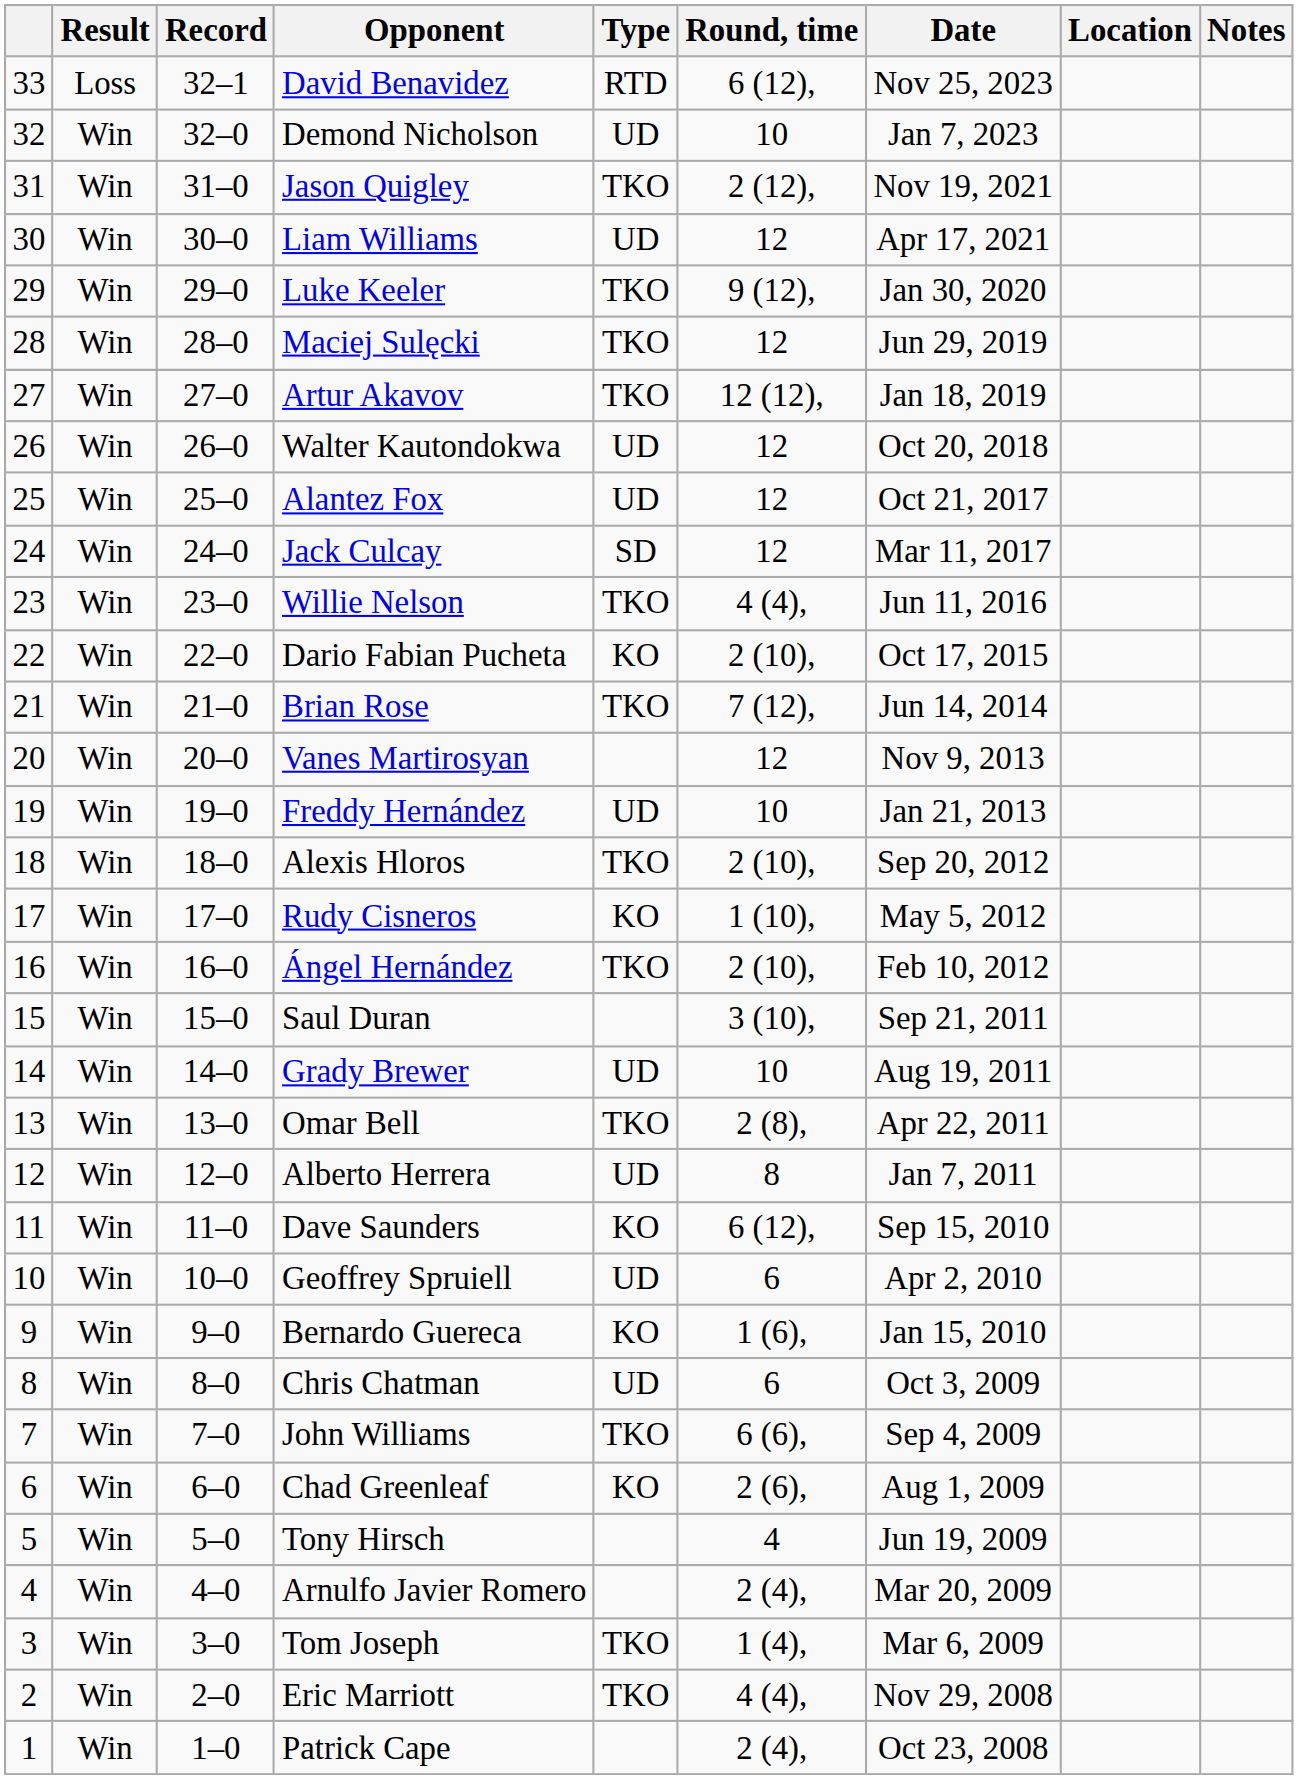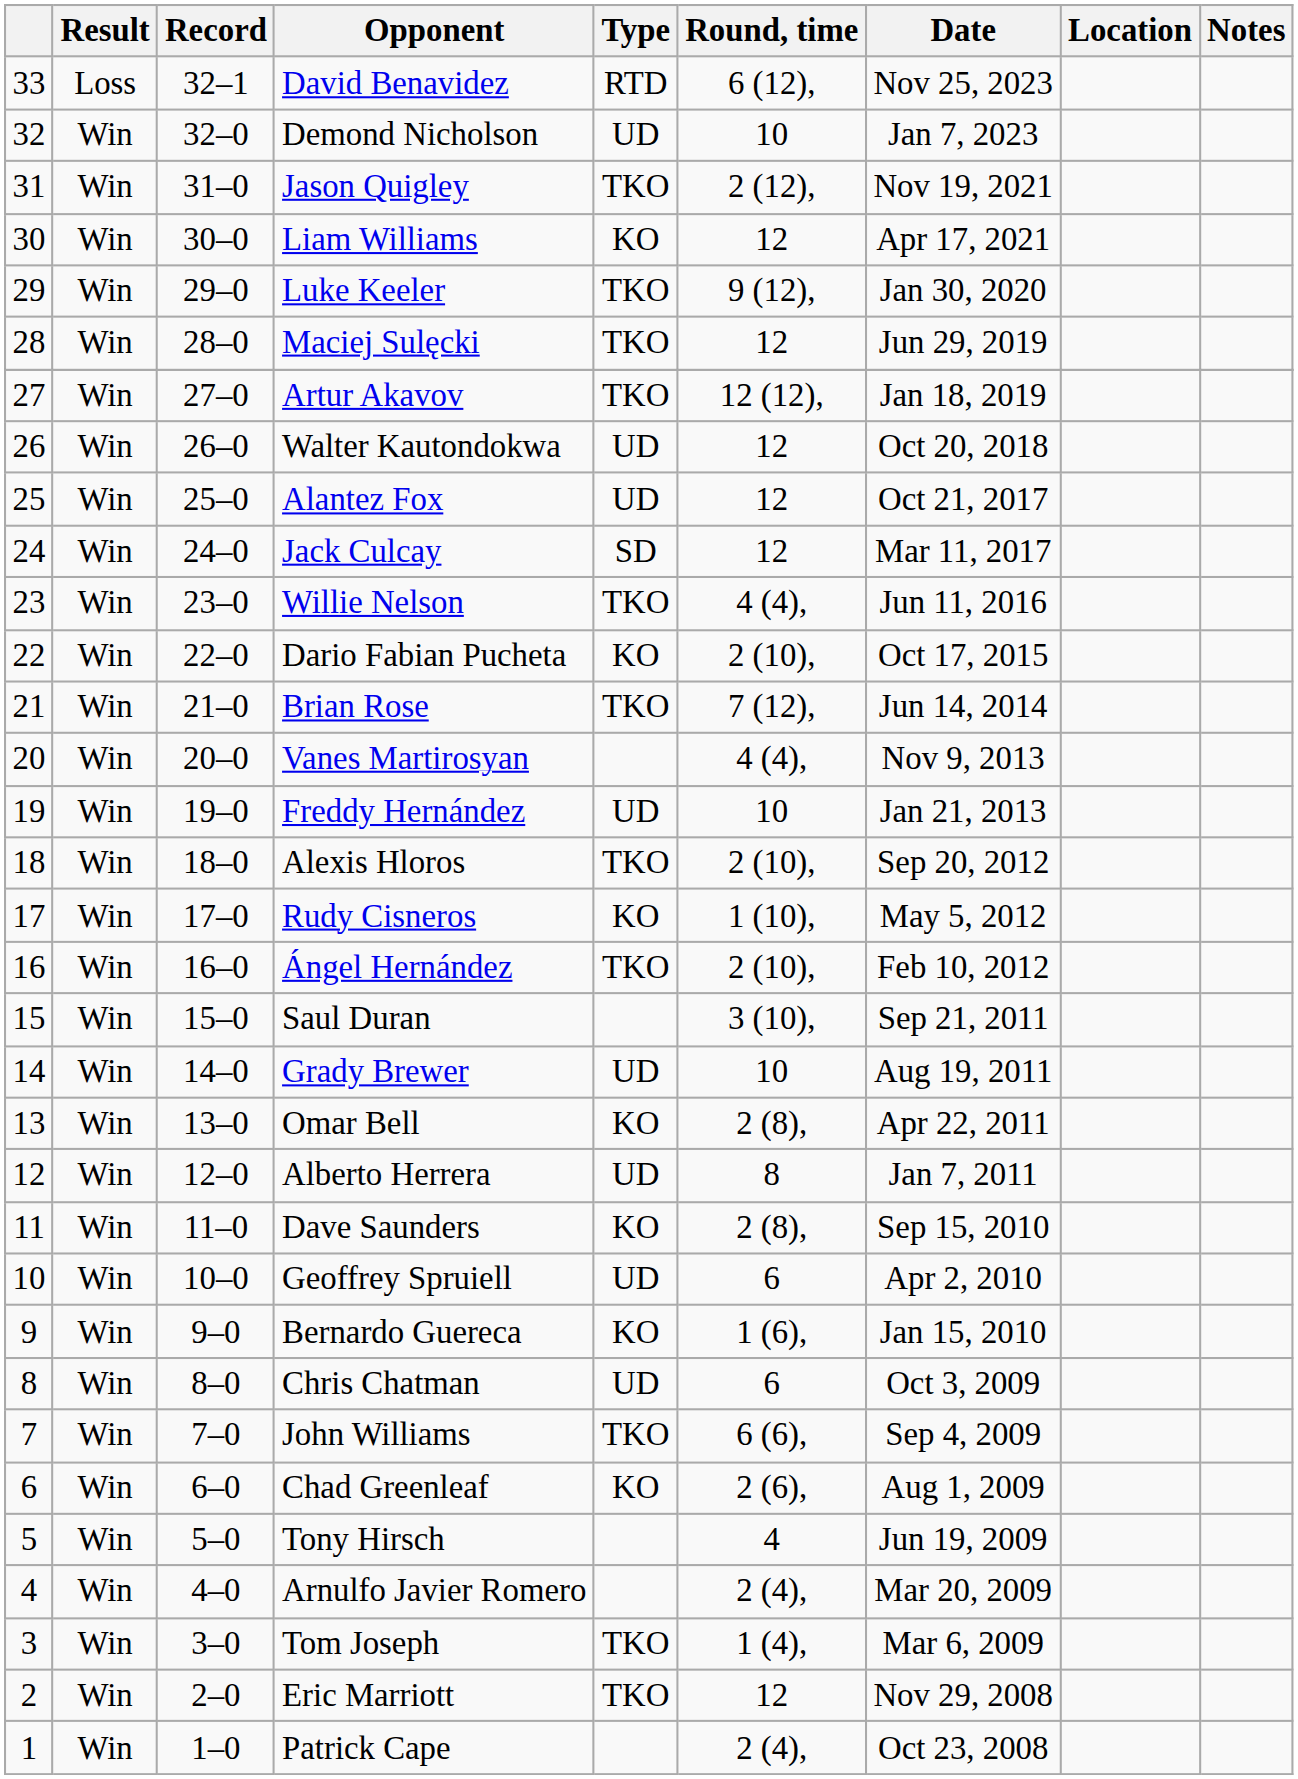(636, 238) UD -> (636, 238) KO
(772, 758) 12 -> (772, 758) 4 (4),
(636, 1122) TKO -> (636, 1122) KO
(772, 1226) 6 (12), -> (772, 1226) 2 (8),
(772, 1695) 4 (4), -> (772, 1695) 12
